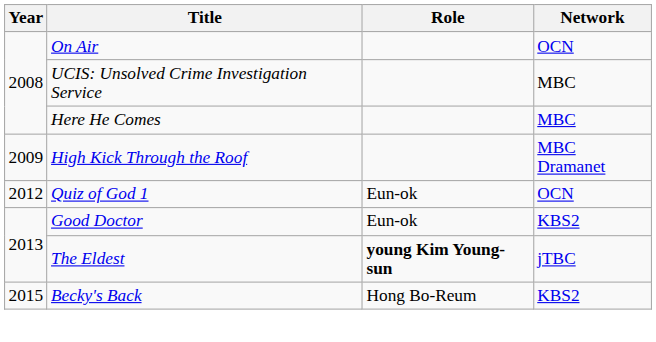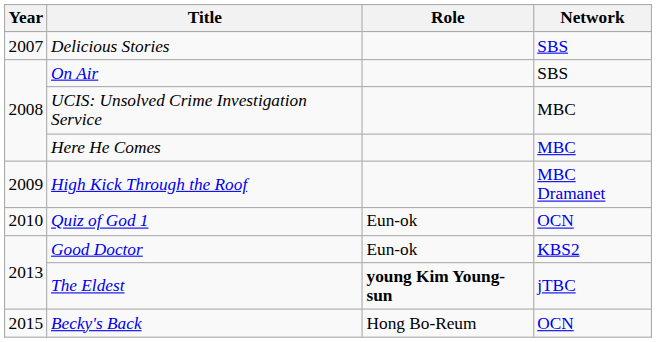+ row: (110, 45)
(556, 45) OCN -> (553, 73) SBS
(26, 194) 2012 -> (26, 221) 2010
(558, 295) KBS2 -> (556, 323) OCN
